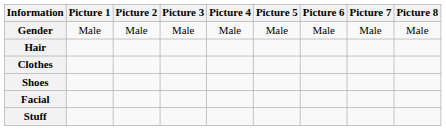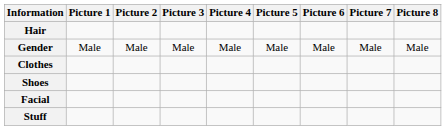rows swapped: (35, 30) <-> (35, 47)
